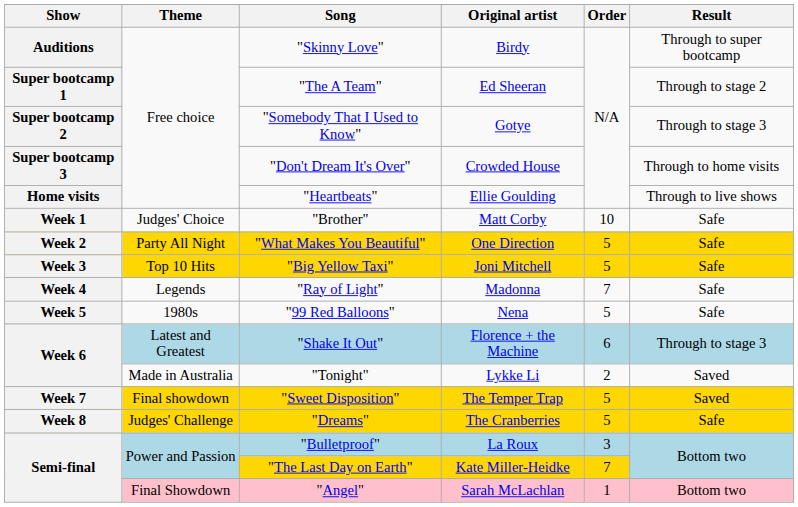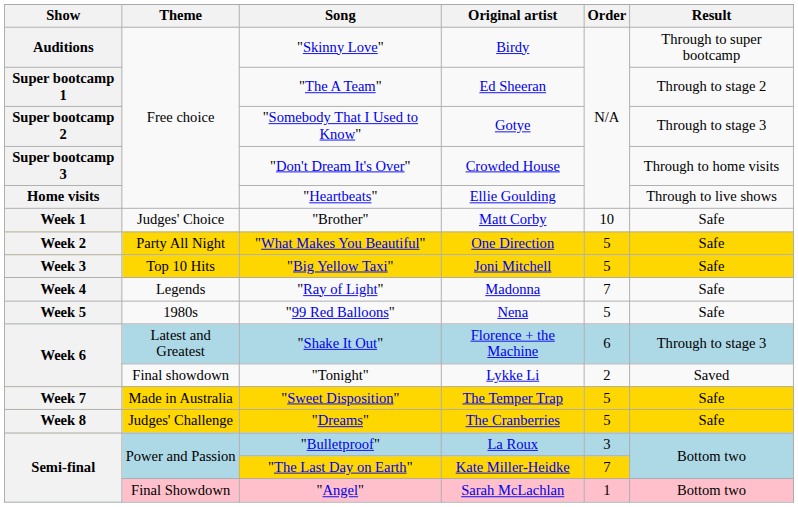(181, 375) Made in Australia -> (181, 375) Final showdown
(181, 398) Final showdown -> (181, 398) Made in Australia
(712, 398) Saved -> (711, 398) Safe
